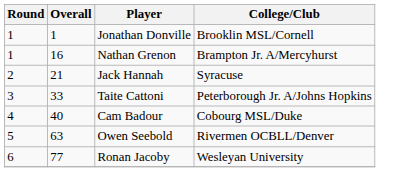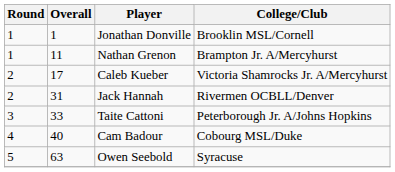(57, 55) 16 -> (56, 55) 11
+ row: (133, 75)
(57, 75) 21 -> (57, 95) 31
(220, 75) Syracuse -> (265, 95) Rivermen OCBLL/Denver
(265, 136) Rivermen OCBLL/Denver -> (220, 156) Syracuse
- row: (133, 156)
